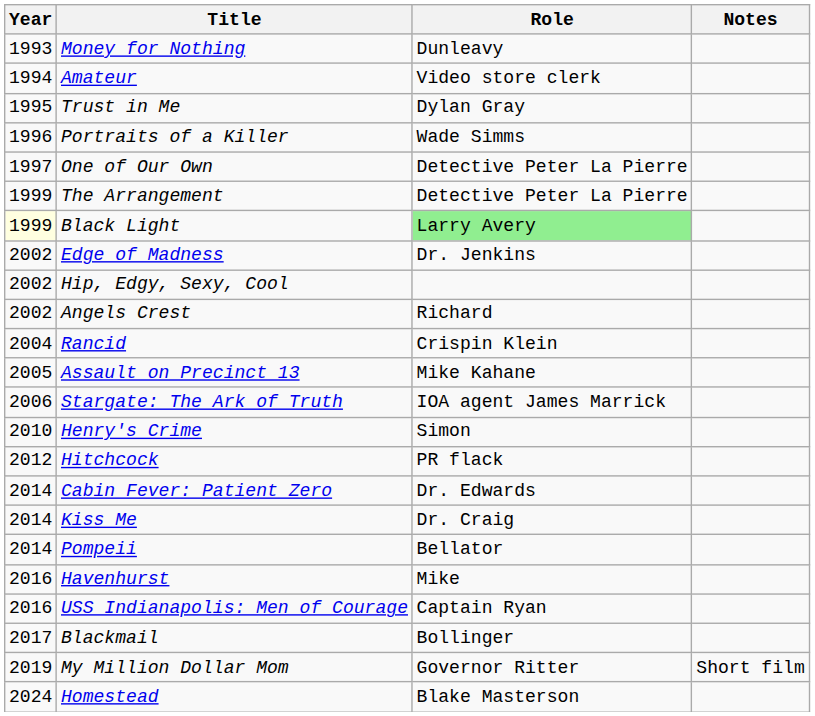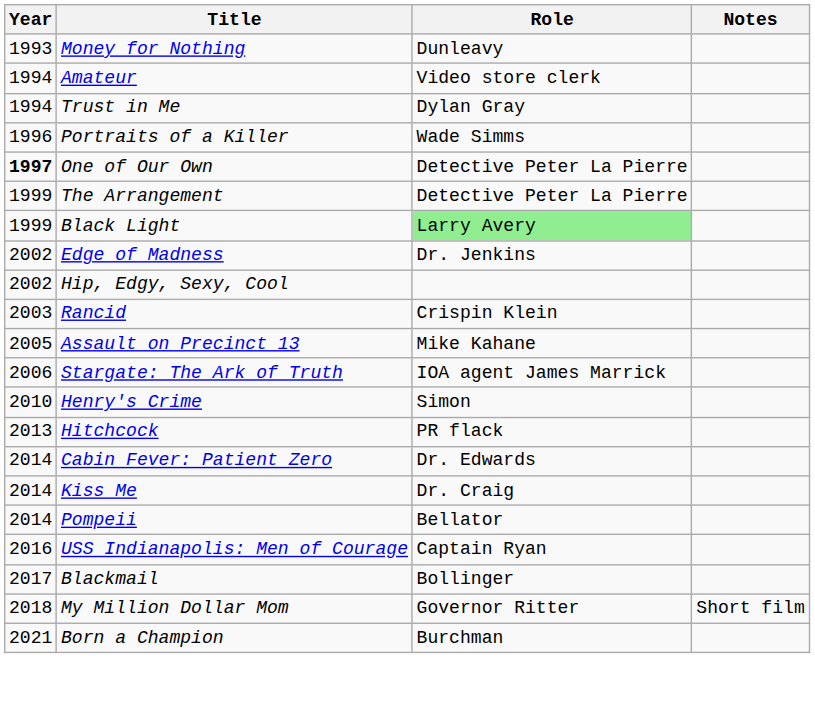(31, 108) 1995 -> (31, 108) 1994
(31, 167) normal -> (31, 167) bold
(31, 226) lightyellow background -> (31, 226) no background
- row: (126, 314)
(31, 343) 2004 -> (31, 314) 2003
(31, 461) 2012 -> (31, 432) 2013
- row: (115, 579)
(31, 667) 2019 -> (31, 608) 2018
+ row: (142, 638)
- row: (110, 697)
